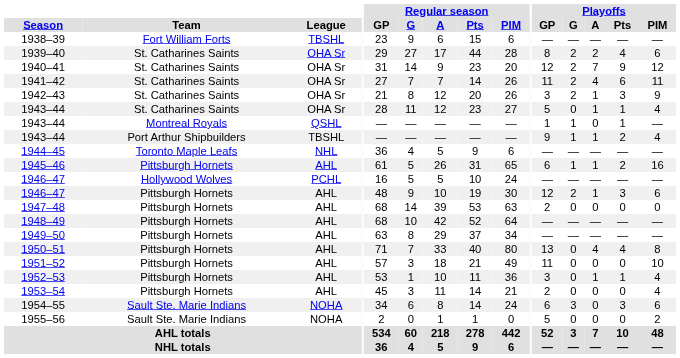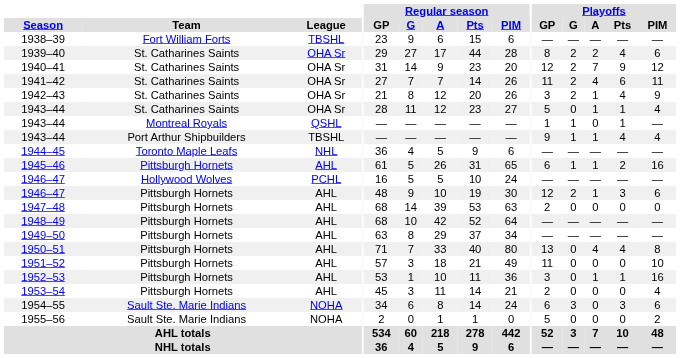(623, 95) 3 -> (623, 95) 4
(623, 137) 2 -> (623, 137) 4
(657, 277) 4 -> (657, 277) 16
